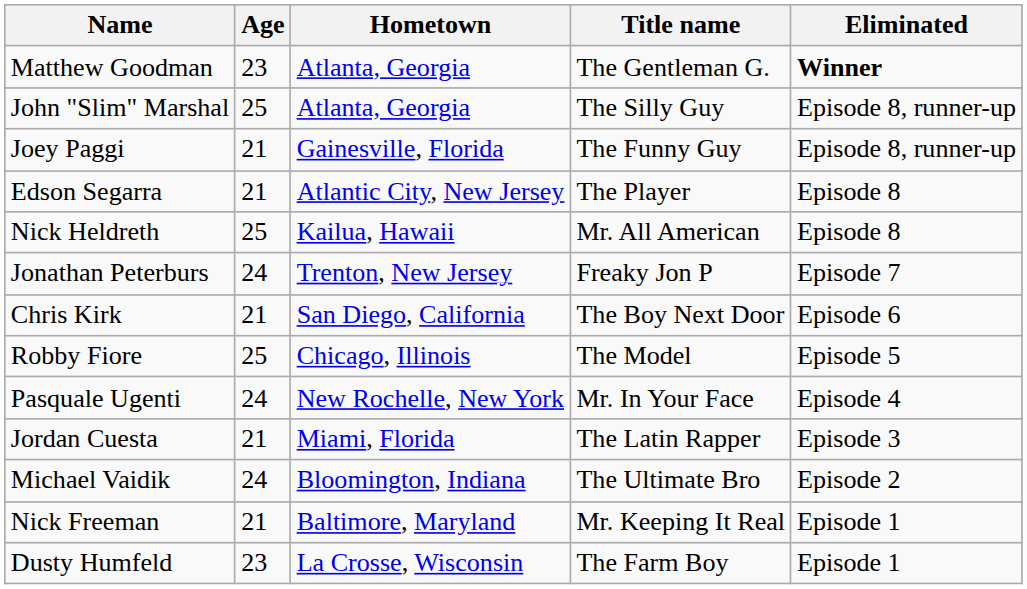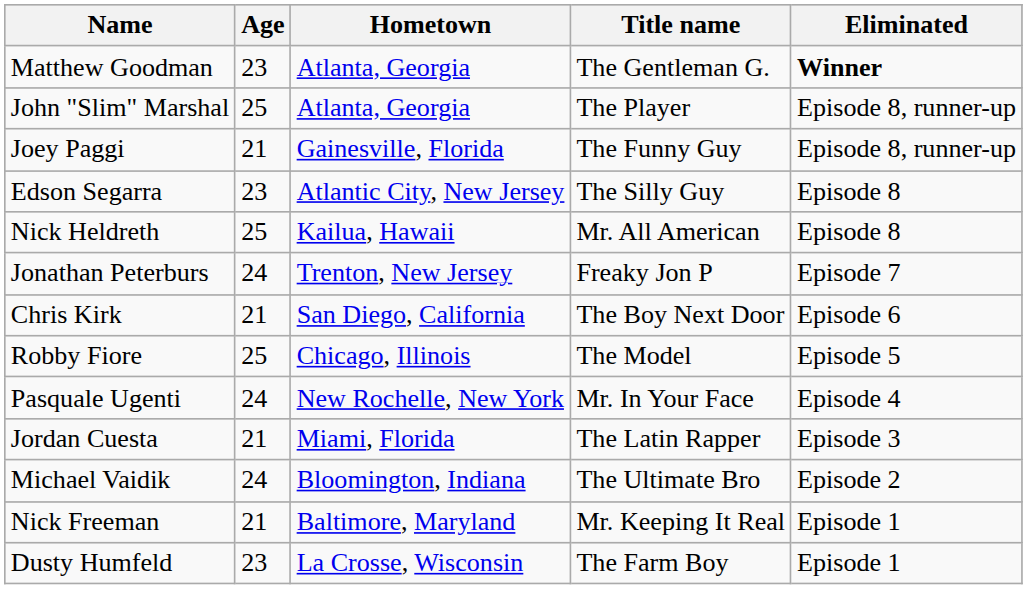(650, 107) The Silly Guy -> (633, 107) The Player
(254, 190) 21 -> (254, 190) 23
(633, 190) The Player -> (650, 190) The Silly Guy
